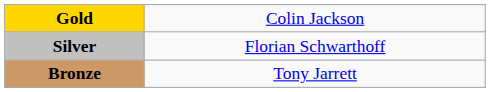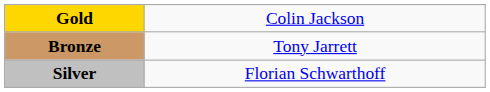rows swapped: (75, 45) <-> (75, 73)
